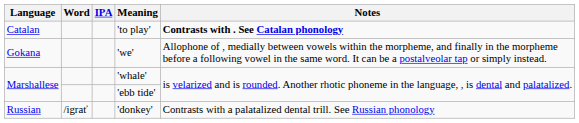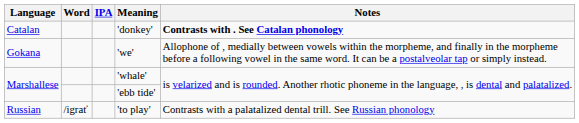(134, 30) 'to play' -> (135, 30) 'donkey'
(135, 110) 'donkey' -> (134, 110) 'to play'
